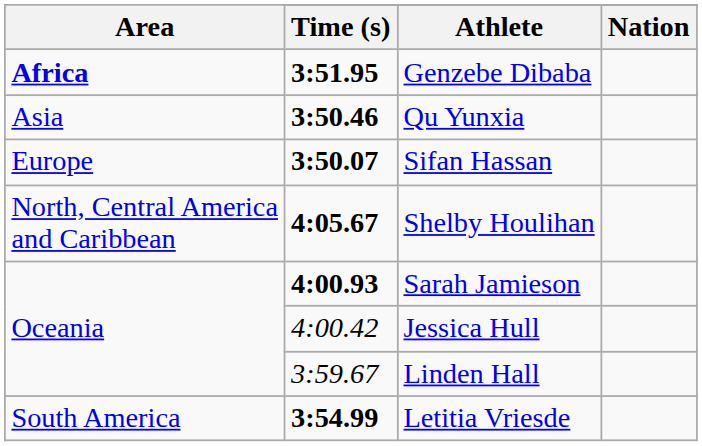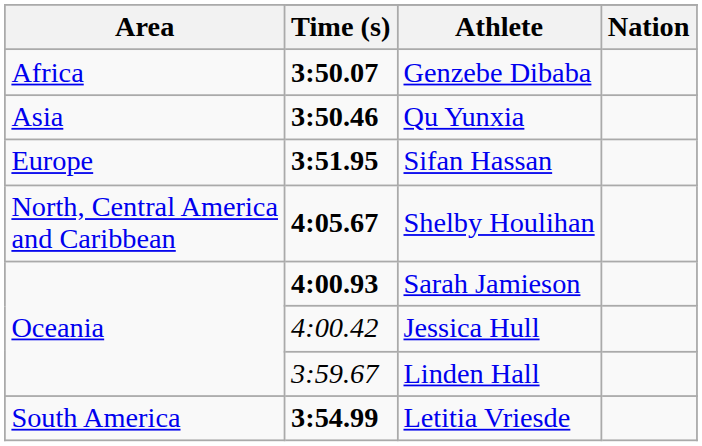(50, 71) bold -> (48, 71) normal
(335, 71) 3:51.95 -> (335, 71) 3:50.07
(335, 161) 3:50.07 -> (335, 161) 3:51.95
